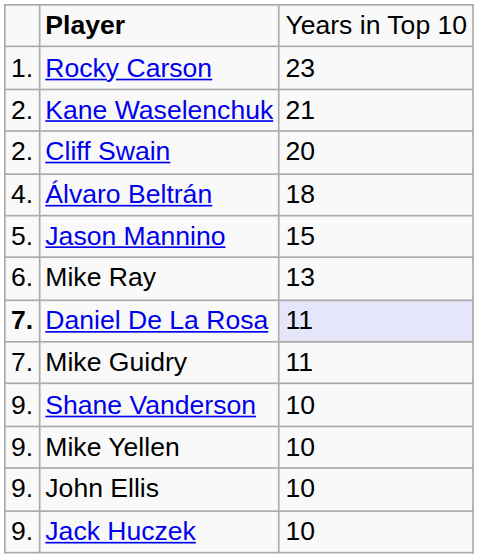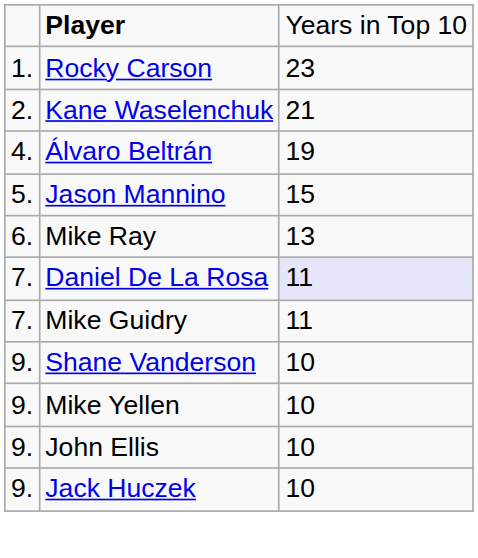- row: (108, 151)
(300, 194) 18 -> (300, 151) 19
(22, 320) bold -> (22, 278) normal
